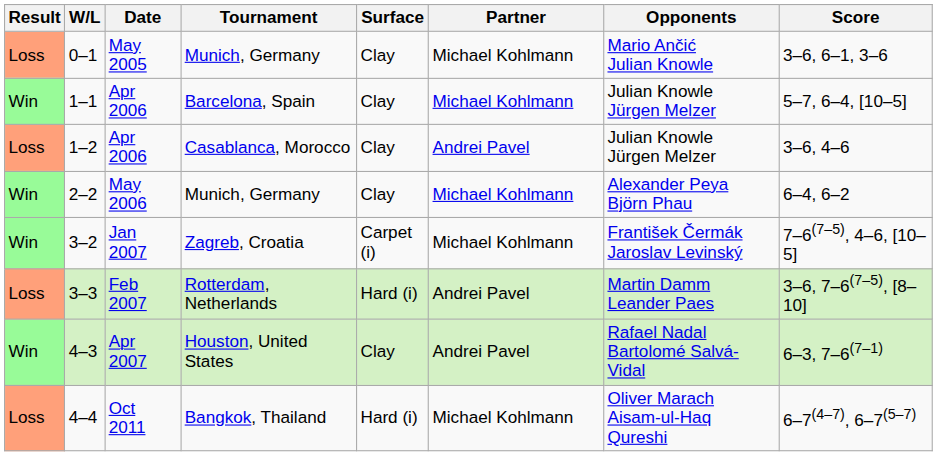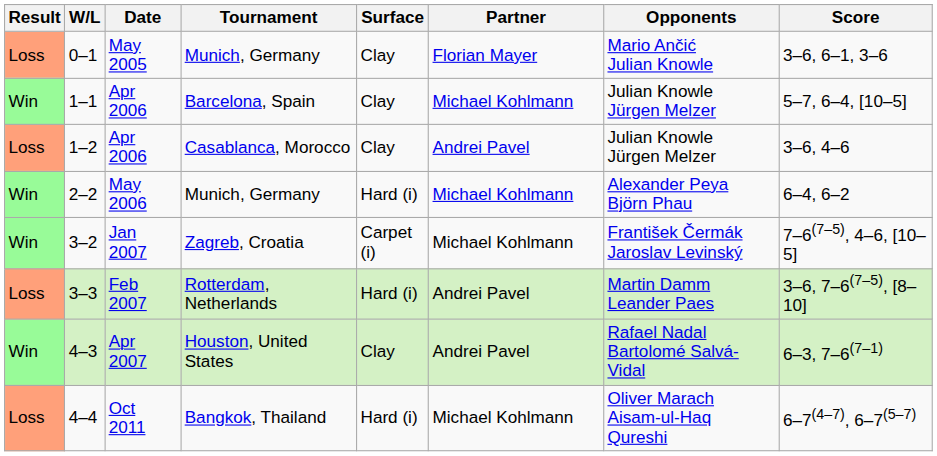(503, 54) Michael Kohlmann -> (485, 54) Florian Mayer
(378, 194) Clay -> (389, 194) Hard (i)
